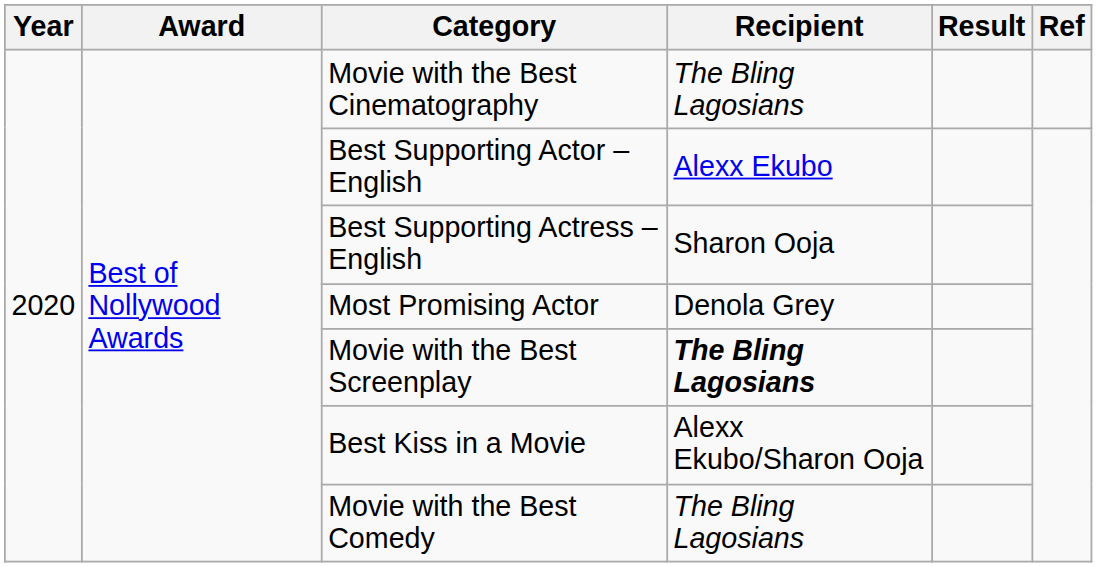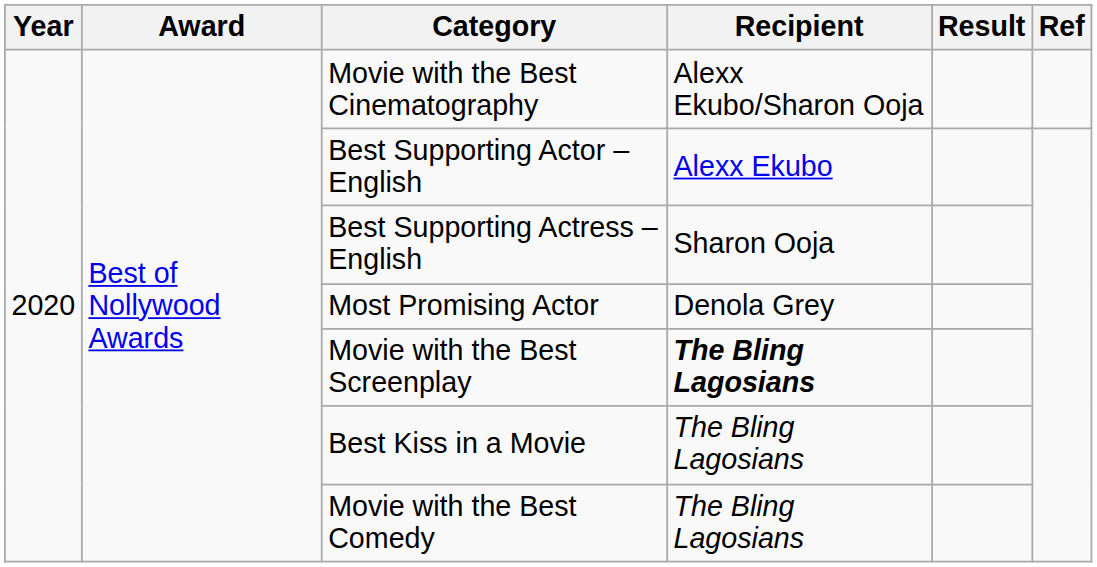(739, 88) The Bling Lagosians -> (798, 88) Alexx Ekubo/Sharon Ooja
(798, 444) Alexx Ekubo/Sharon Ooja -> (739, 444) The Bling Lagosians
